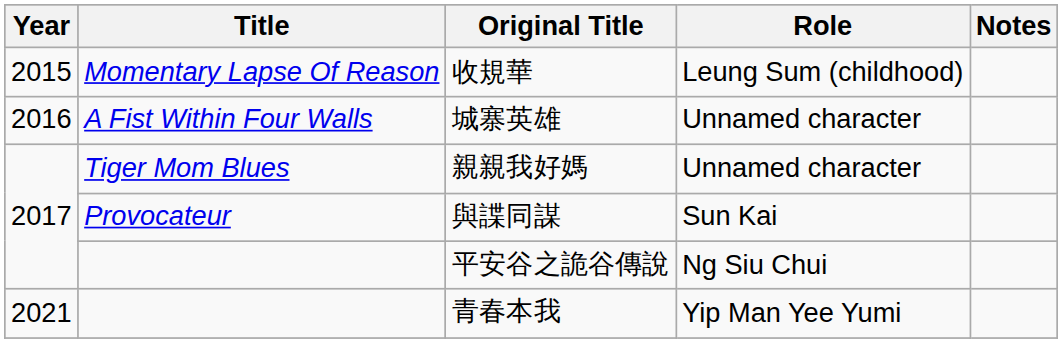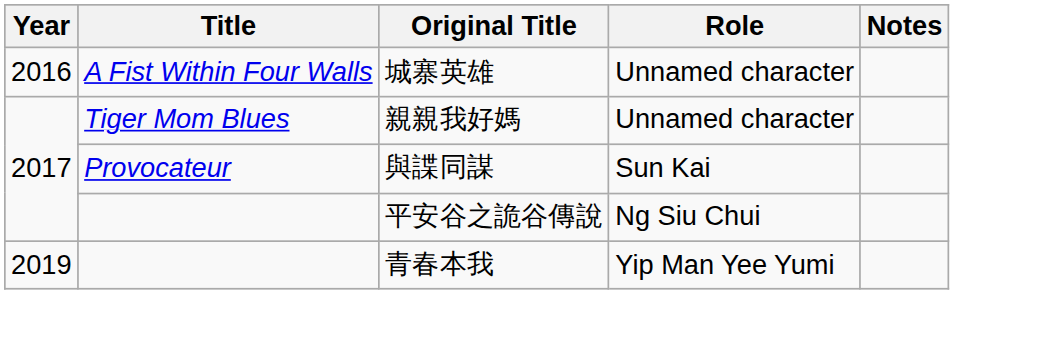- row: (493, 70)
(41, 312) 2021 -> (41, 264) 2019
